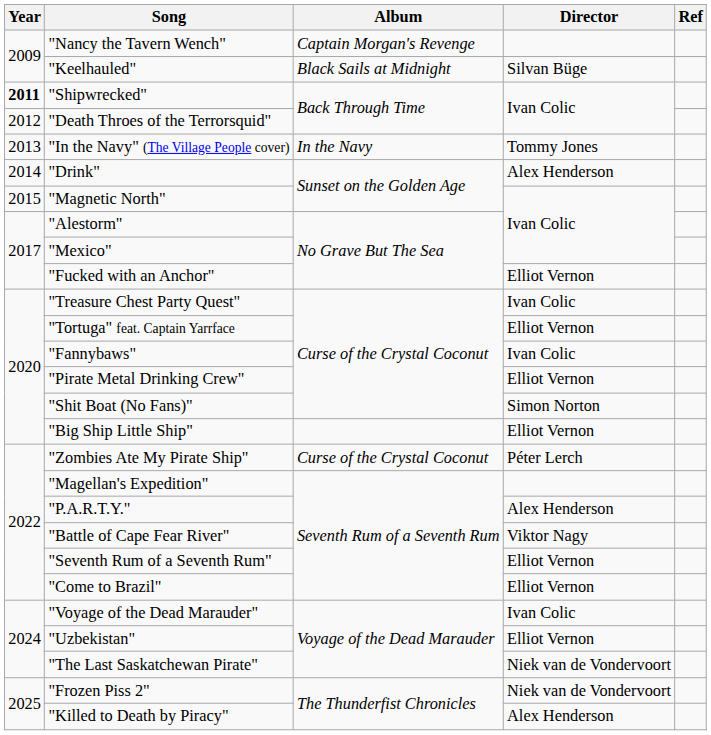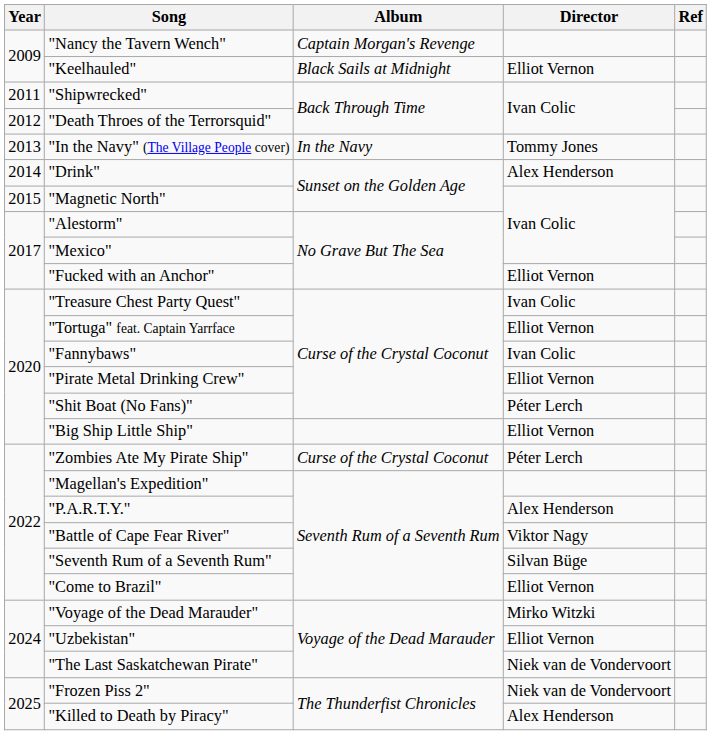(547, 69) Silvan Büge -> (551, 69) Elliot Vernon
(24, 95) bold -> (24, 95) normal
(554, 405) Simon Norton -> (545, 405) Péter Lerch
(551, 560) Elliot Vernon -> (547, 560) Silvan Büge
(541, 612) Ivan Colic -> (551, 612) Mirko Witzki
